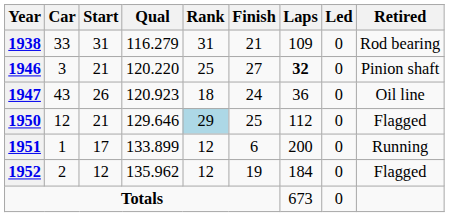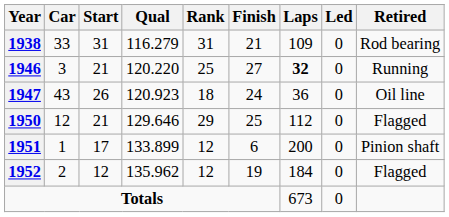(400, 69) Pinion shaft -> (400, 69) Running
(206, 120) lightblue background -> (206, 120) no background
(400, 146) Running -> (400, 146) Pinion shaft
